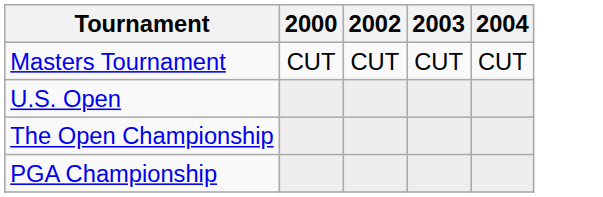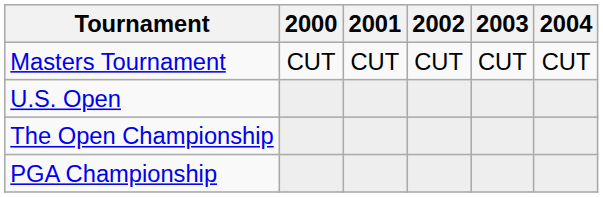+ column: (375, 24)
